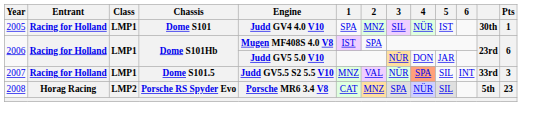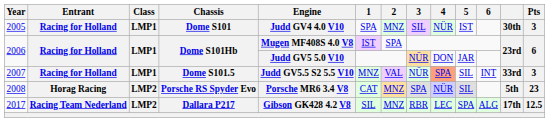(508, 27) 1 -> (534, 27) 3
+ row: (16, 104)
